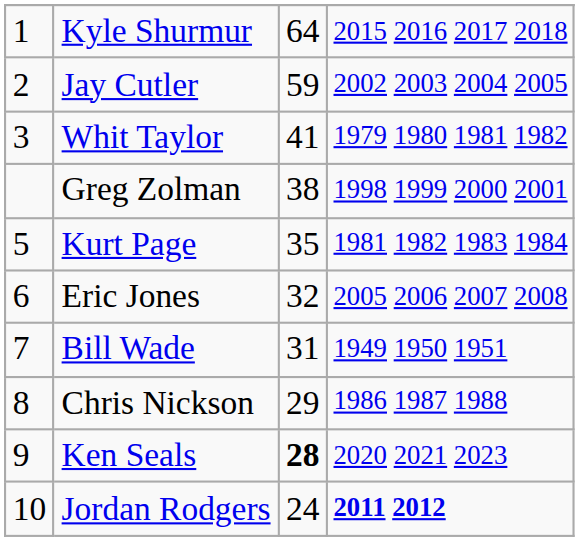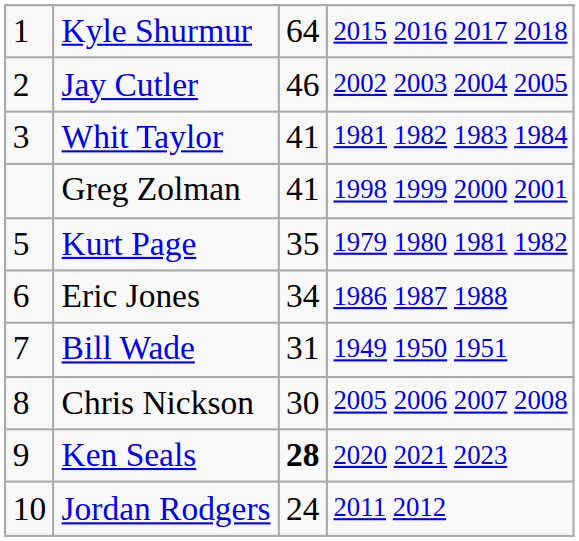(303, 84) 59 -> (303, 84) 46
(451, 137) 1979 1980 1981 1982 -> (451, 137) 1981 1982 1983 1984
(303, 190) 38 -> (303, 190) 41
(451, 243) 1981 1982 1983 1984 -> (451, 243) 1979 1980 1981 1982
(303, 296) 32 -> (303, 296) 34
(451, 296) 2005 2006 2007 2008 -> (420, 296) 1986 1987 1988
(303, 402) 29 -> (303, 402) 30
(420, 402) 1986 1987 1988 -> (451, 402) 2005 2006 2007 2008
(390, 508) bold -> (390, 508) normal
